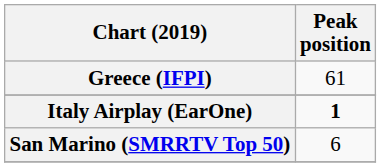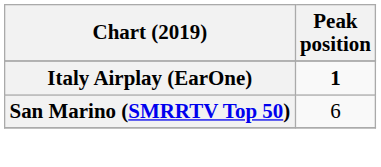- row: (150, 77)
